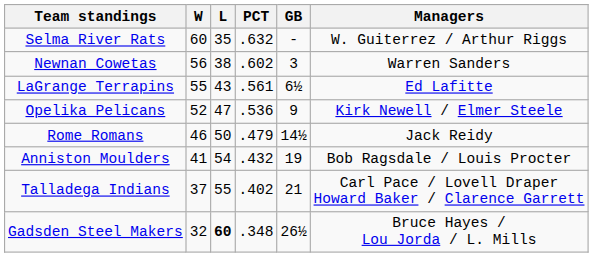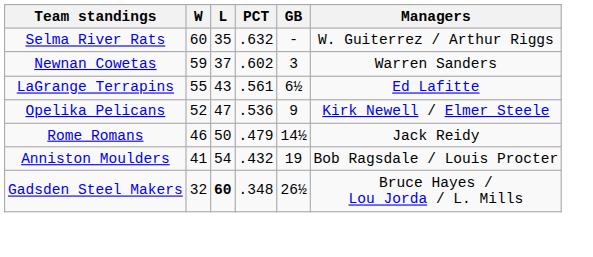(198, 64) 56 -> (198, 64) 59
(223, 64) 38 -> (223, 64) 37
- row: (95, 191)
